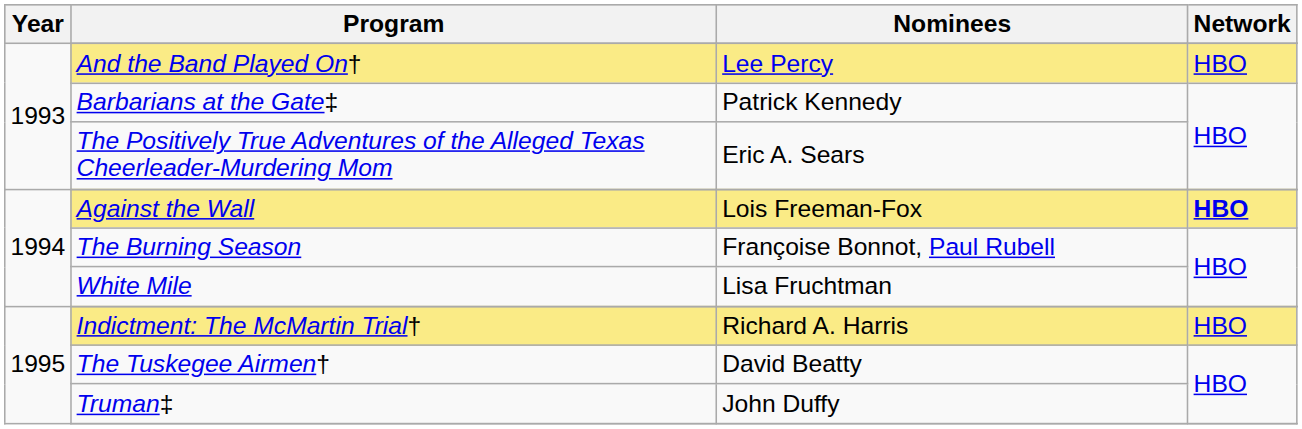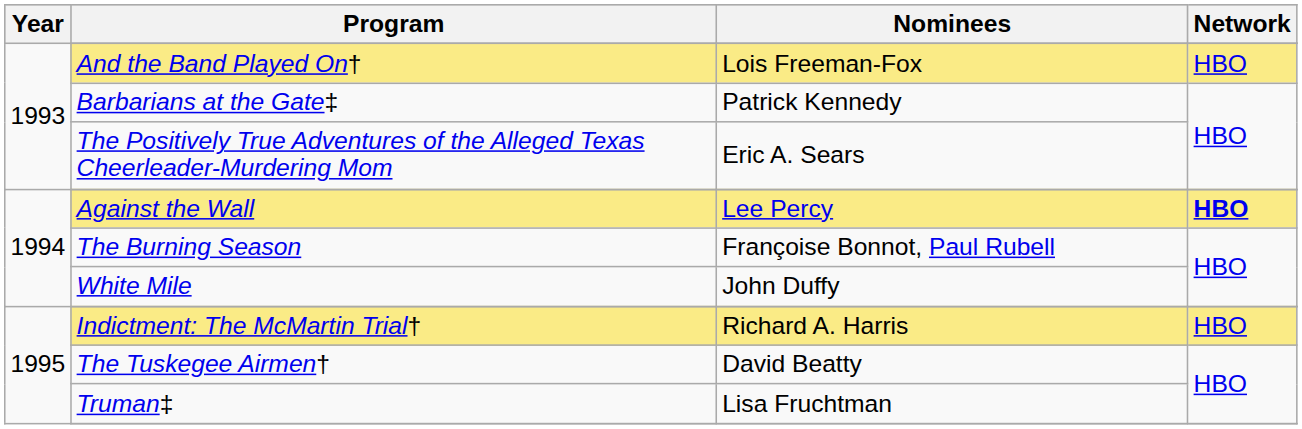(778, 63) Lee Percy -> (822, 63) Lois Freeman-Fox
(822, 208) Lois Freeman-Fox -> (778, 208) Lee Percy
(807, 286) Lisa Fruchtman -> (781, 286) John Duffy
(781, 403) John Duffy -> (807, 403) Lisa Fruchtman
